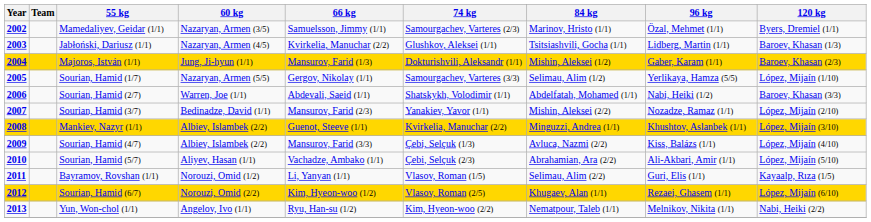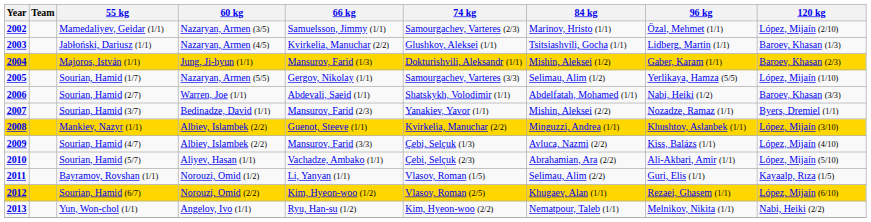(799, 29) Byers, Dremiel (1/1) -> (799, 29) López, Mijaín (2/10)
(799, 111) López, Mijaín (2/10) -> (799, 111) Byers, Dremiel (1/1)
